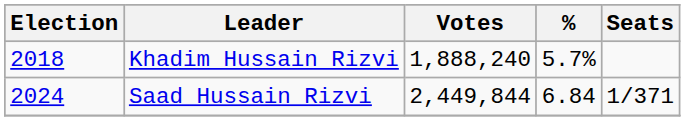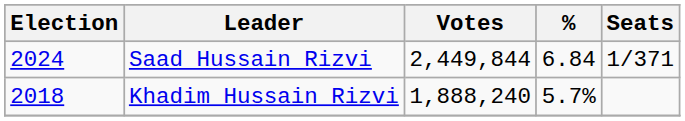rows swapped: (264, 60) <-> (250, 97)
